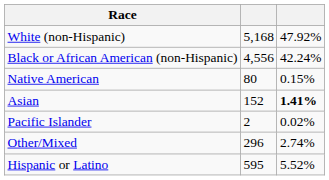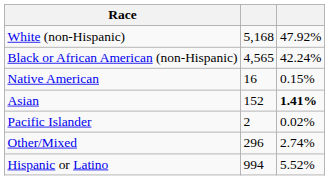(259, 57) 4,556 -> (259, 57) 4,565
(250, 79) 80 -> (250, 79) 16
(254, 164) 595 -> (254, 164) 994
